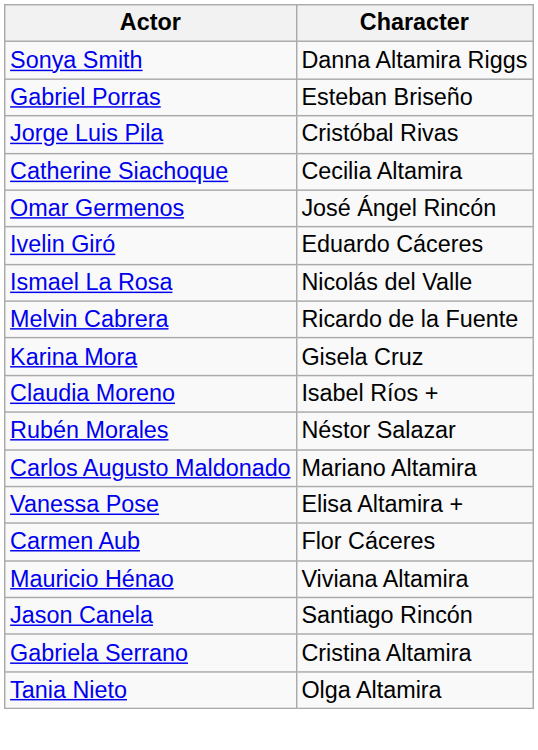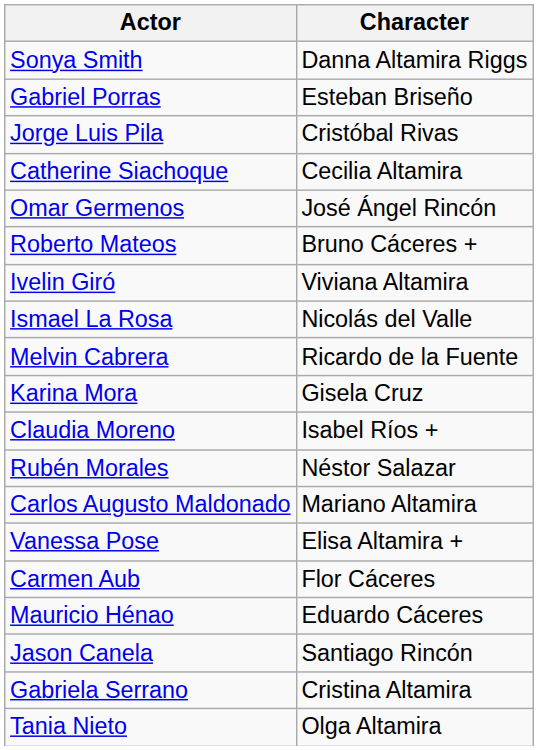+ row: (93, 245)
(392, 245) Eduardo Cáceres -> (385, 282) Viviana Altamira
(385, 578) Viviana Altamira -> (392, 615) Eduardo Cáceres
